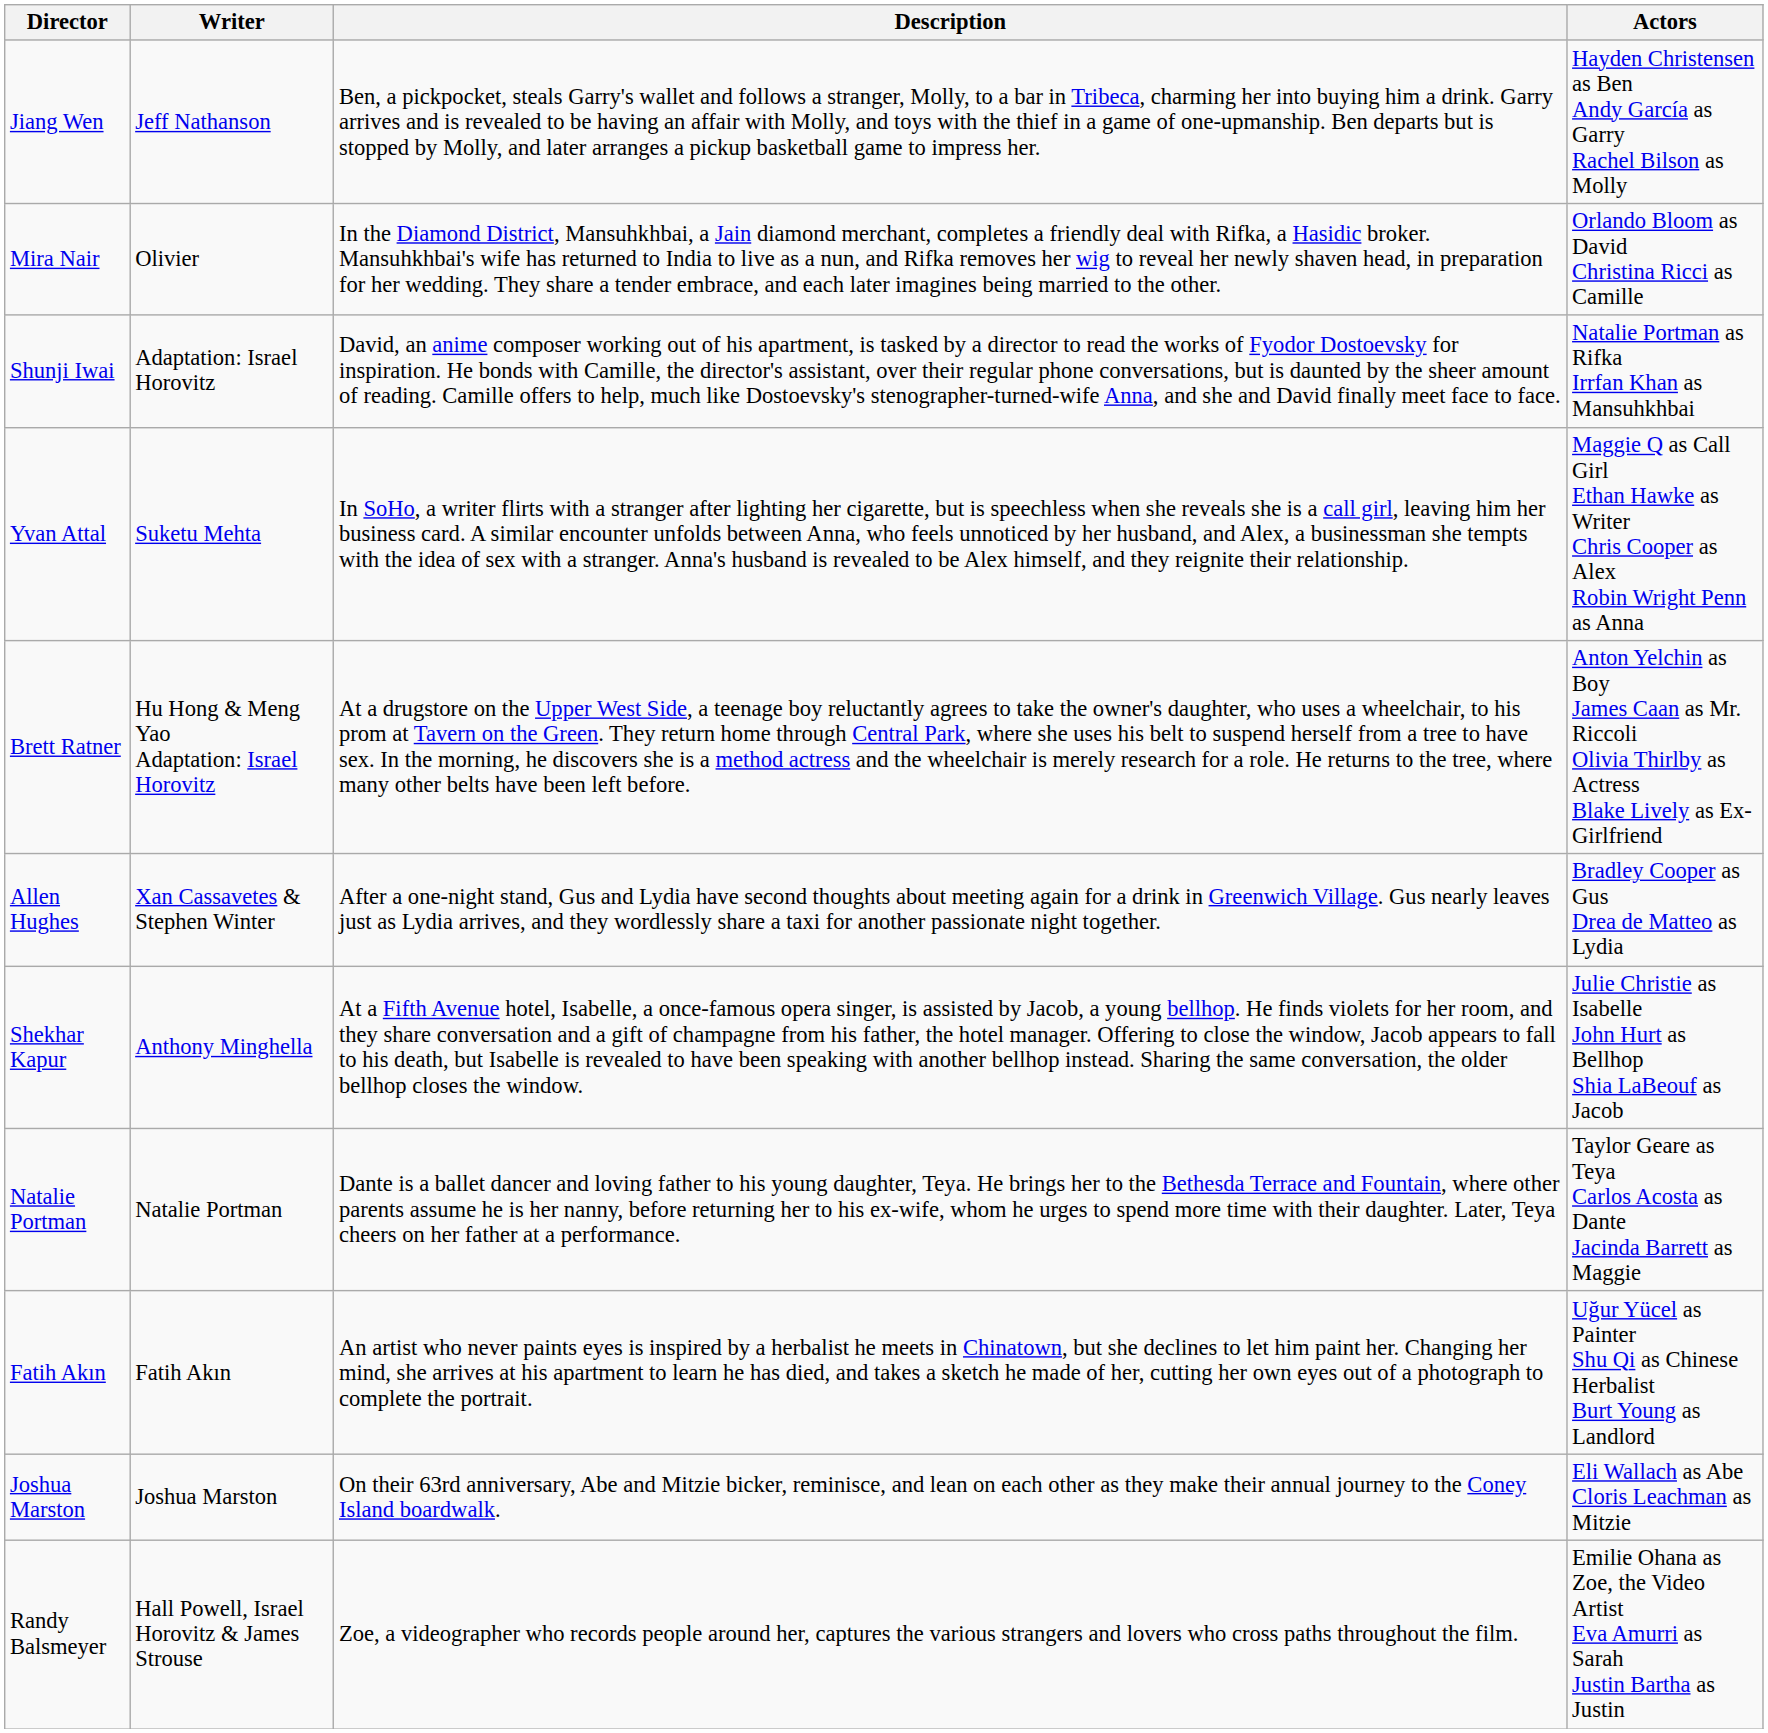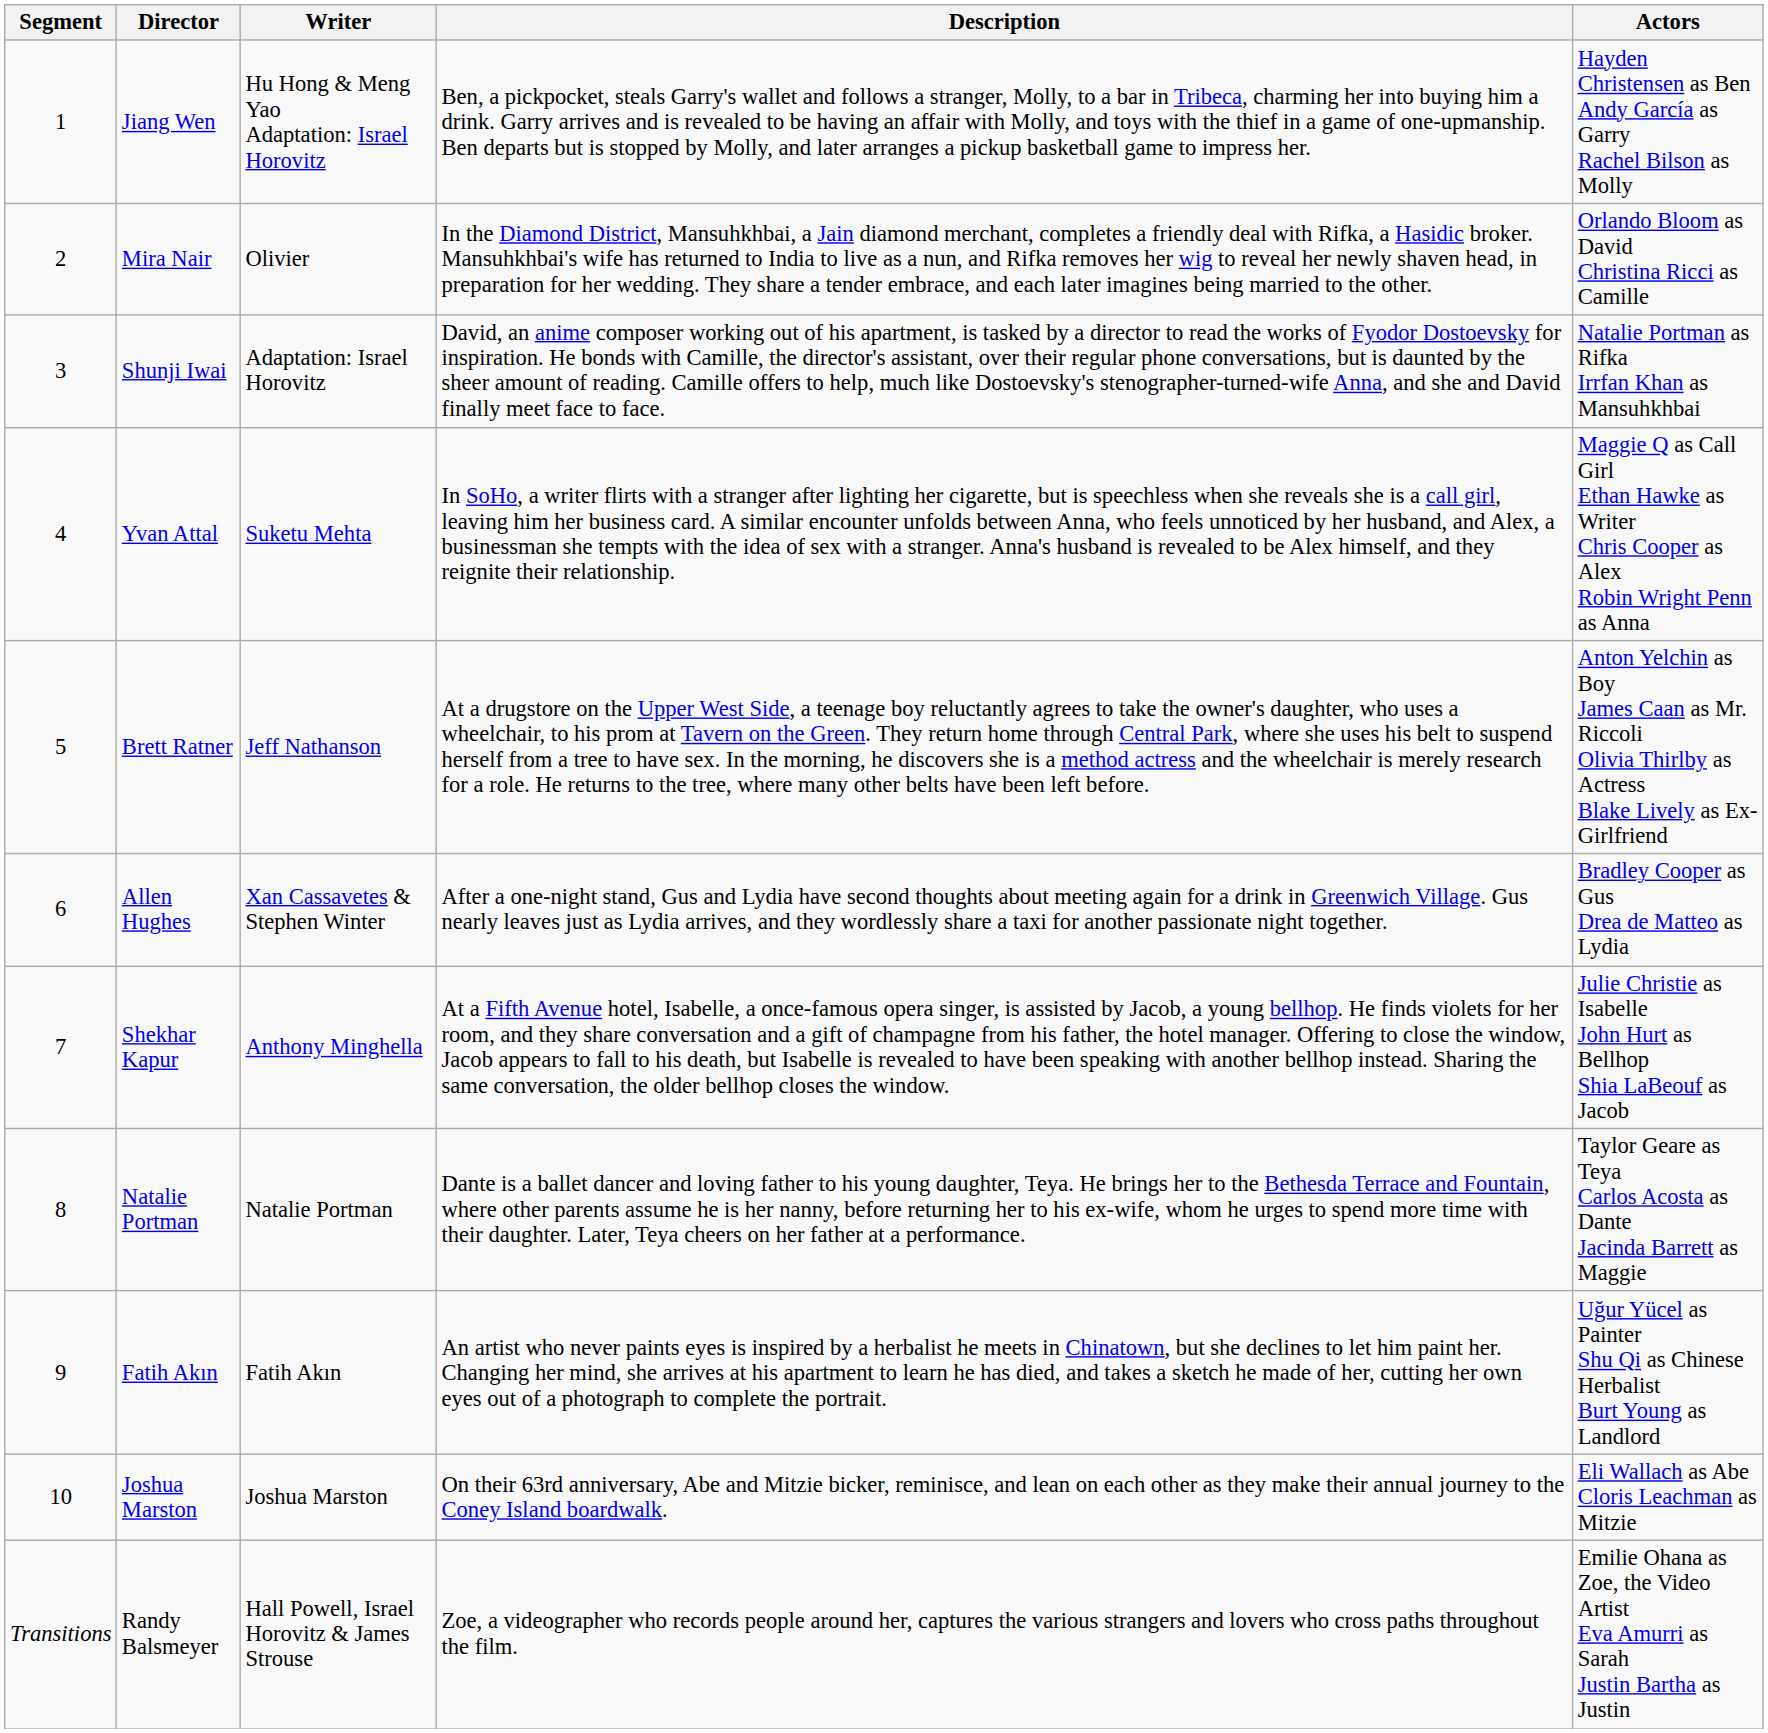+ column: (61, 22)
(203, 121) Jeff Nathanson -> (328, 121) Hu Hong & Meng Yao Adaptation: Israel Horovitz
(218, 746) Hu Hong & Meng Yao Adaptation: Israel Horovitz -> (313, 746) Jeff Nathanson
